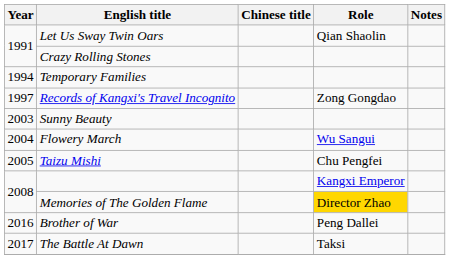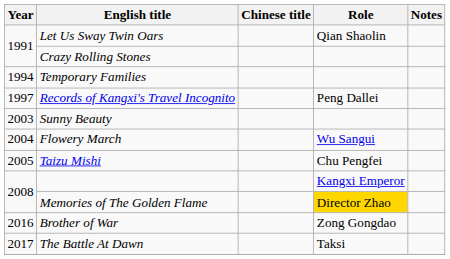(356, 98) Zong Gongdao -> (348, 98) Peng Dallei
(348, 222) Peng Dallei -> (356, 222) Zong Gongdao
